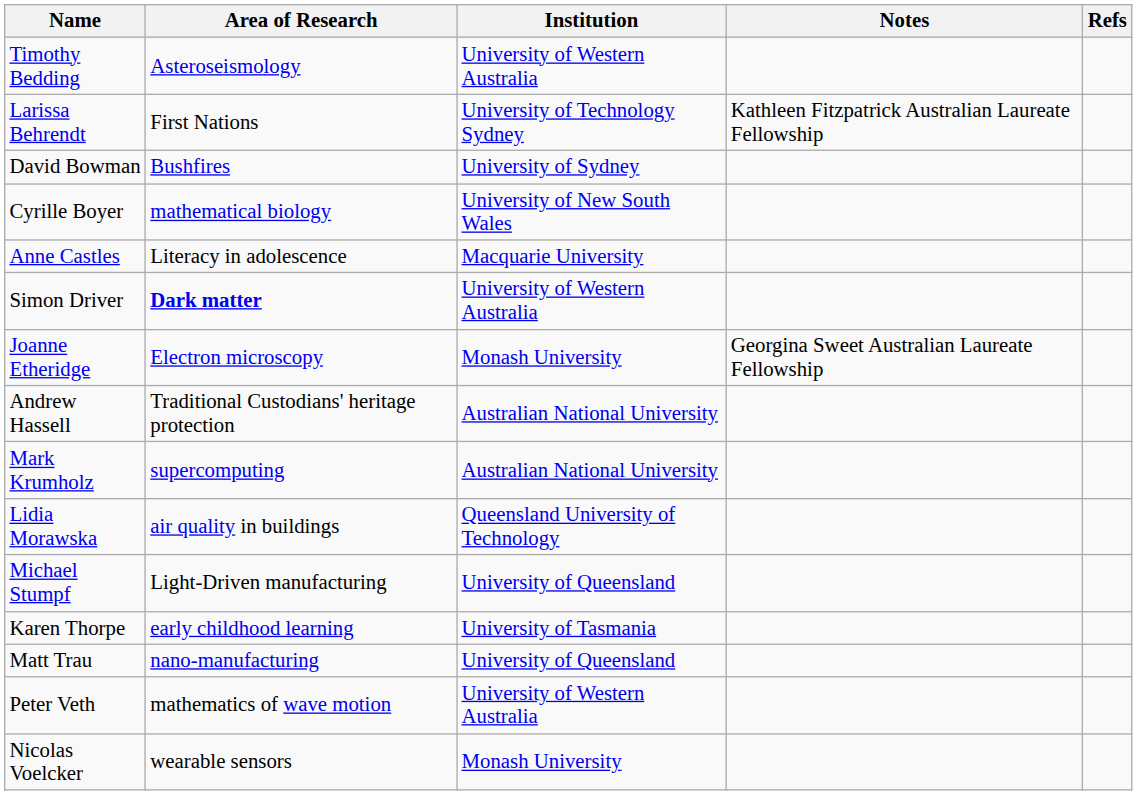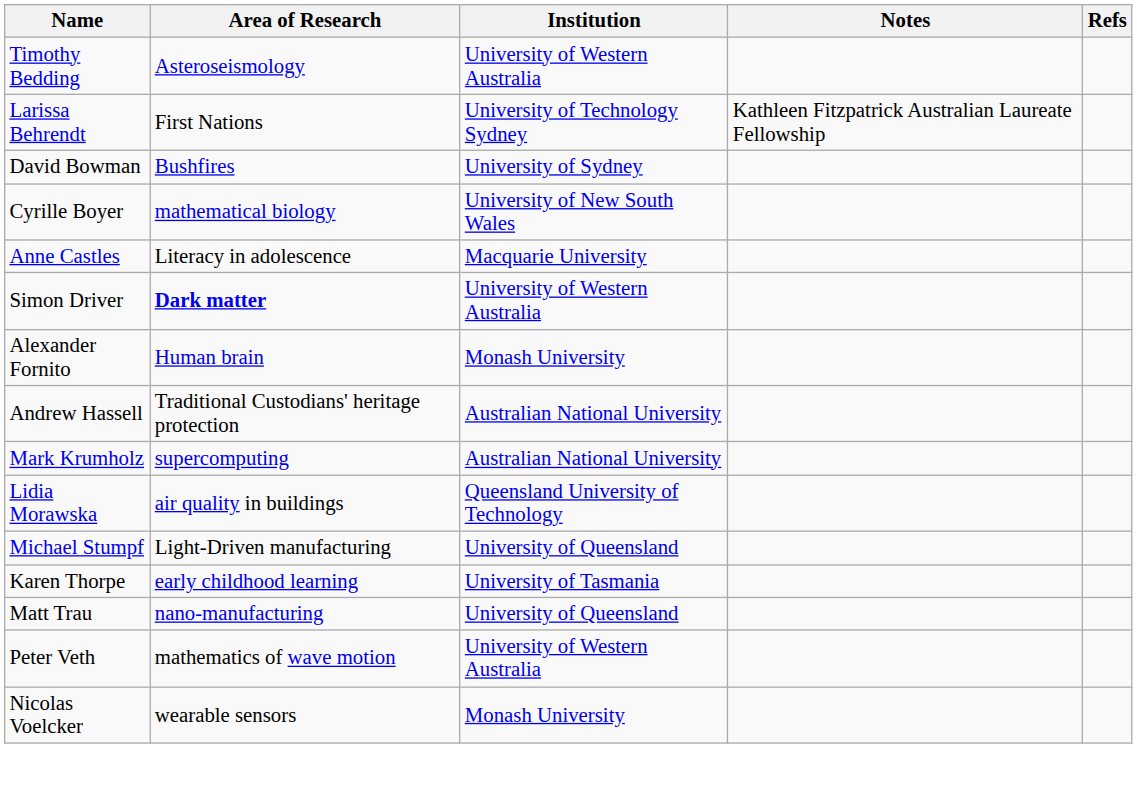- row: (50, 357)
+ row: (53, 357)
